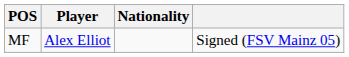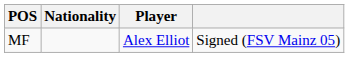columns swapped: (153, 16) <-> (77, 16)
